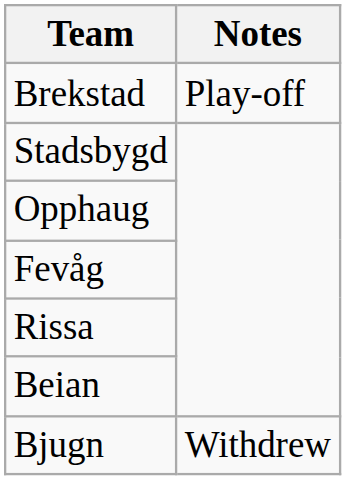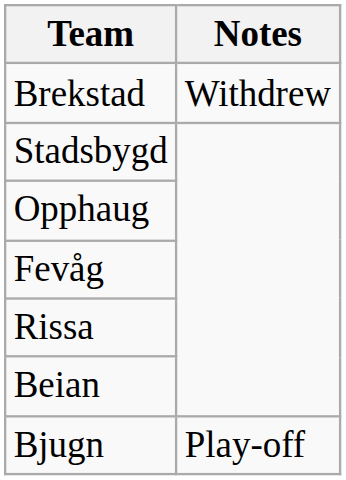(245, 92) Play-off -> (258, 92) Withdrew
(258, 444) Withdrew -> (245, 444) Play-off
